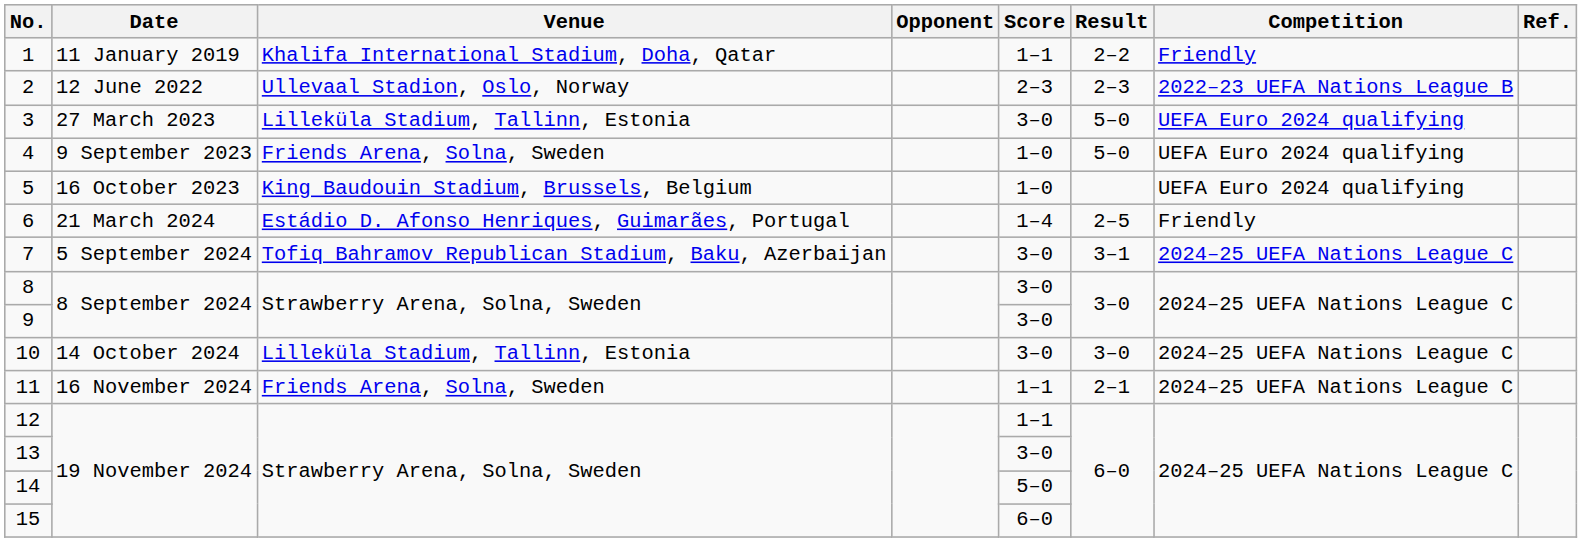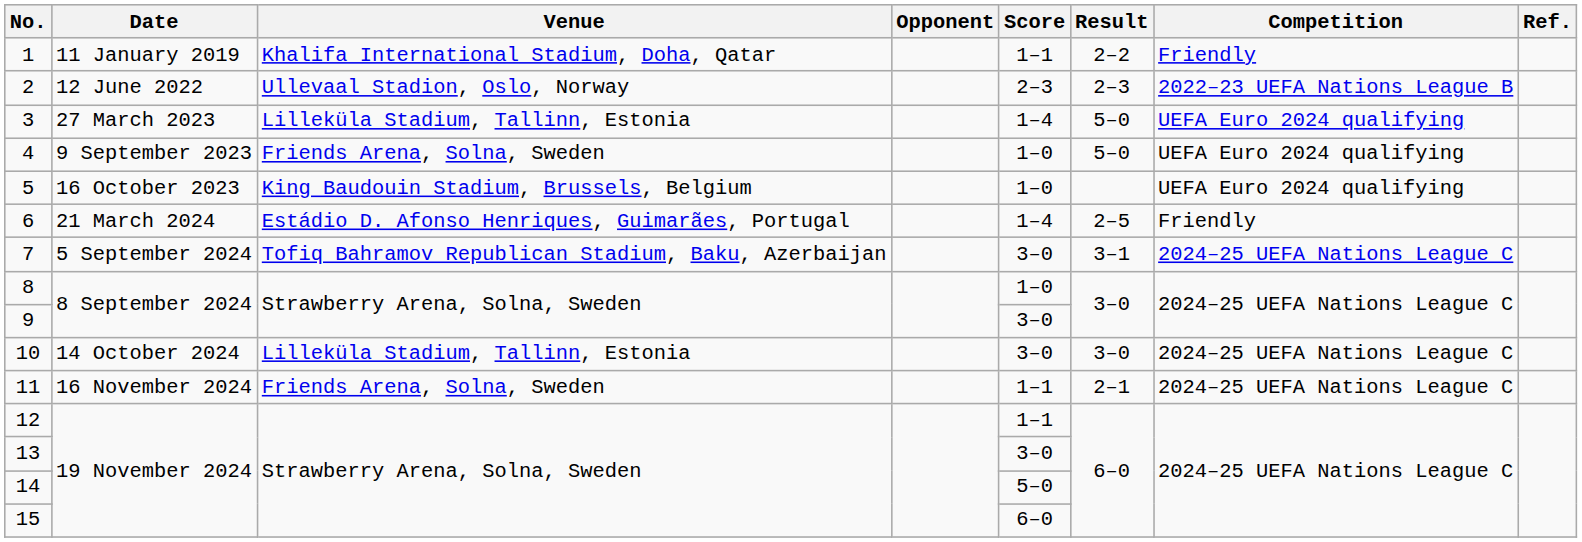(1035, 121) 3–0 -> (1035, 121) 1–4
(1035, 288) 3–0 -> (1035, 288) 1–0
